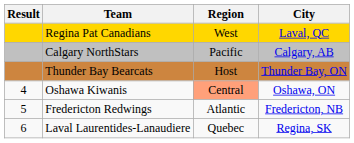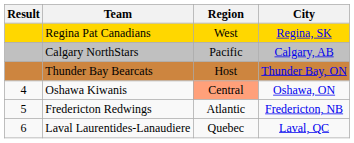(304, 33) Laval, QC -> (304, 33) Regina, SK
(304, 128) Regina, SK -> (304, 128) Laval, QC
